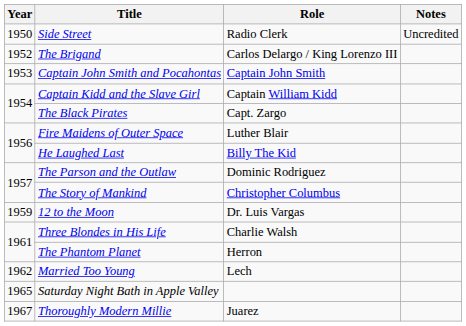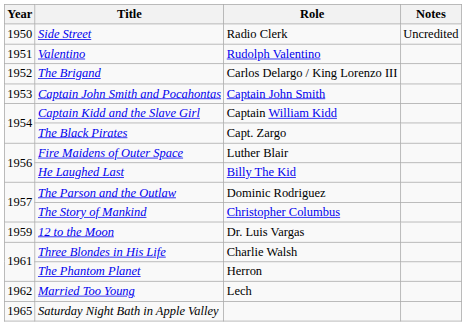+ row: (62, 53)
- row: (105, 311)
